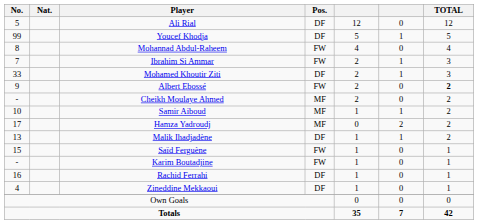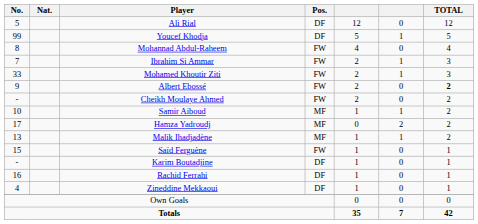(320, 73) DF -> (320, 73) FW
(320, 99) MF -> (320, 99) FW
(320, 137) DF -> (320, 137) MF
(320, 162) FW -> (320, 162) DF
